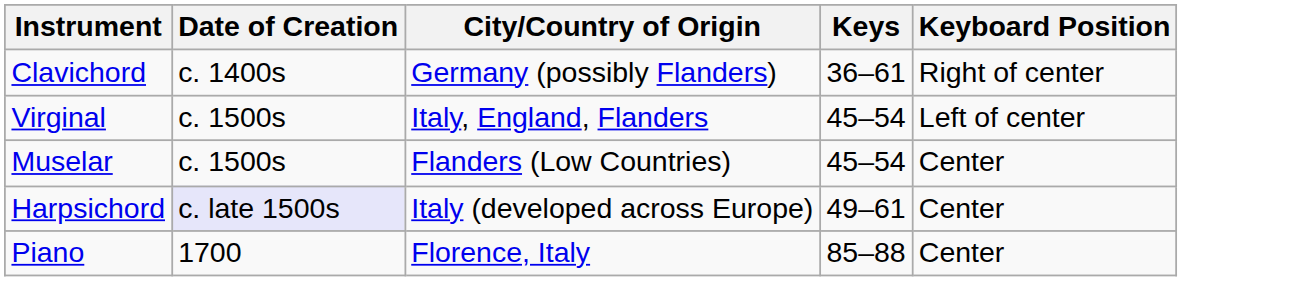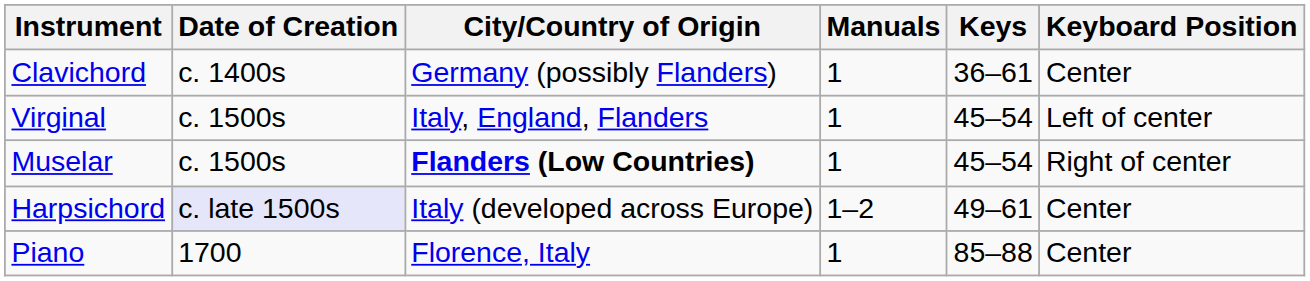+ column: (883, 27)
(1011, 72) Right of center -> (1089, 72) Center
(571, 162) normal -> (583, 162) bold
(962, 162) Center -> (1138, 162) Right of center
